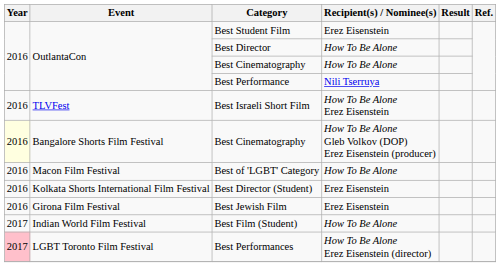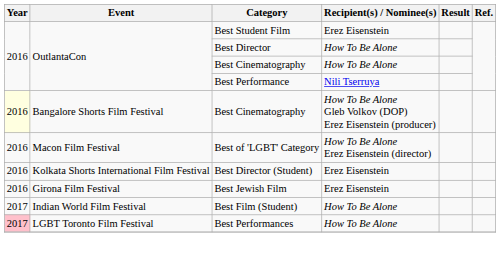- row: (51, 106)
(361, 171) How To Be Alone -> (378, 148) How To Be Alone Erez Eisenstein (director)
(378, 247) How To Be Alone Erez Eisenstein (director) -> (361, 223) How To Be Alone
